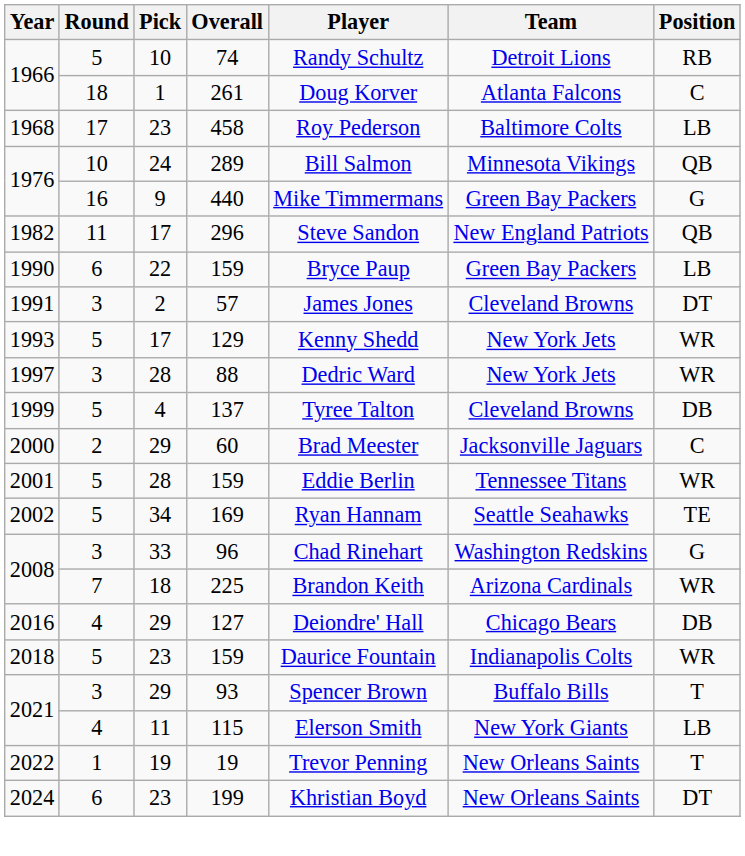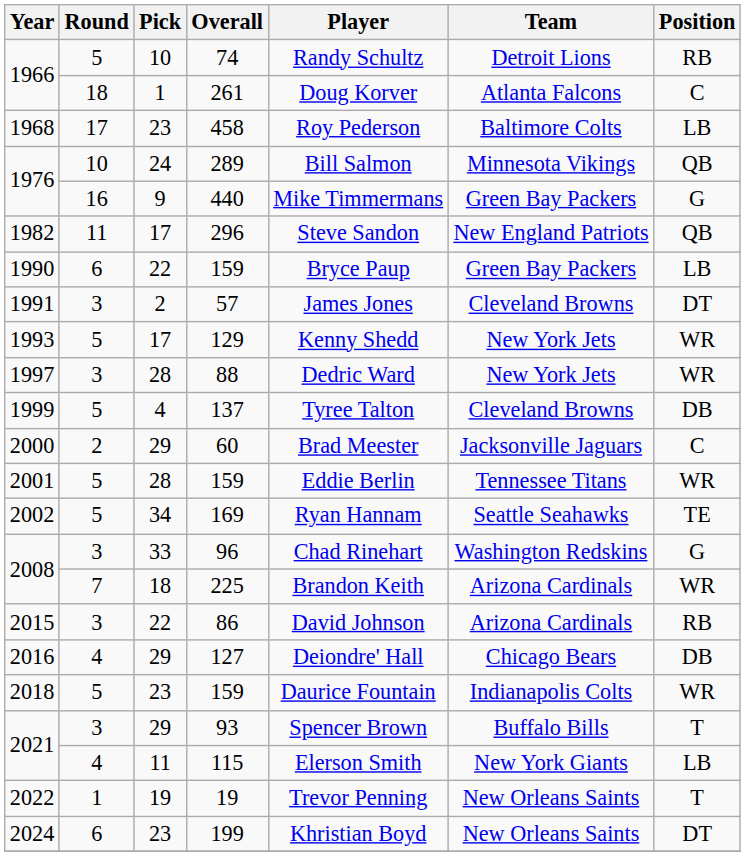+ row: (32, 621)
